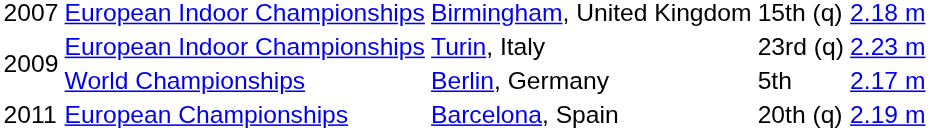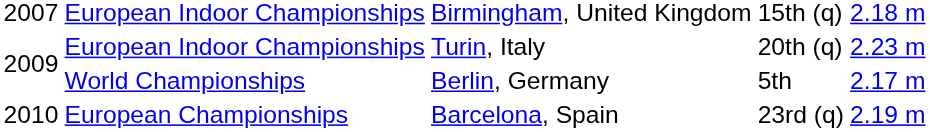(801, 47) 23rd (q) -> (800, 47) 20th (q)
(30, 114) 2011 -> (31, 114) 2010
(800, 114) 20th (q) -> (801, 114) 23rd (q)
